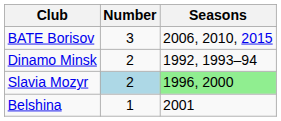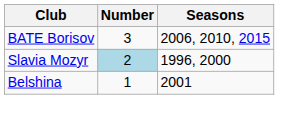- row: (52, 60)
(198, 82) lightgreen background -> (196, 60) no background
